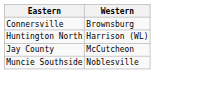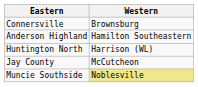+ row: (47, 37)
(113, 62) no background -> (117, 75) khaki background
